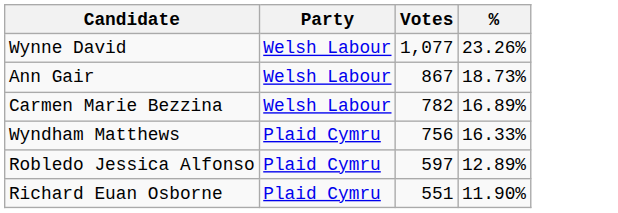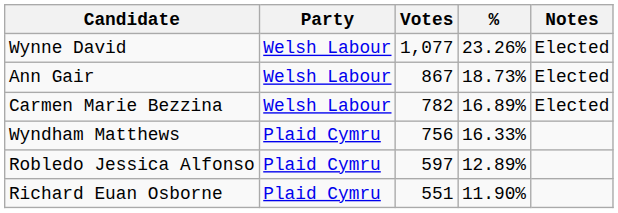+ column: (572, 19)
